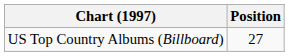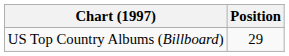(256, 39) 27 -> (256, 39) 29
